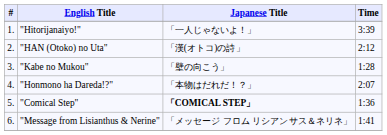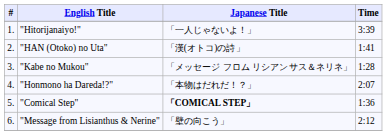(366, 49) 2:12 -> (366, 49) 1:41
(197, 67) 「壁の向こう」 -> (259, 67) 「メッセージ フロム リシアンサス＆ネリネ」
(259, 121) 「メッセージ フロム リシアンサス＆ネリネ」 -> (197, 121) 「壁の向こう」
(366, 121) 1:41 -> (366, 121) 2:12
